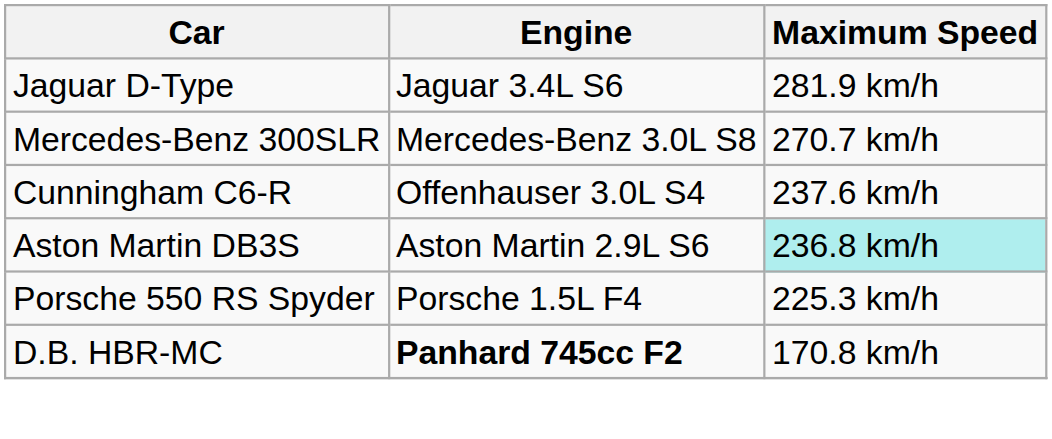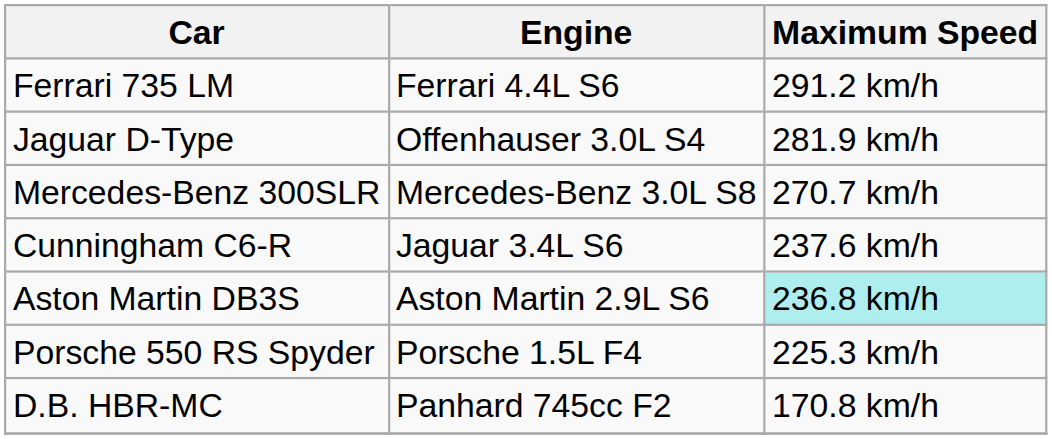+ row: (124, 85)
(510, 85) Jaguar 3.4L S6 -> (551, 139) Offenhauser 3.0L S4
(551, 192) Offenhauser 3.0L S4 -> (510, 246) Jaguar 3.4L S6
(539, 353) bold -> (534, 406) normal
